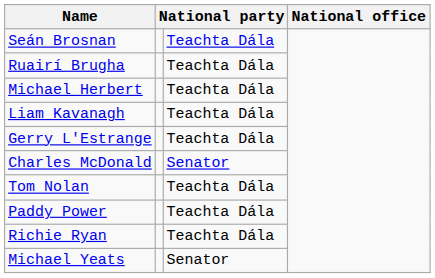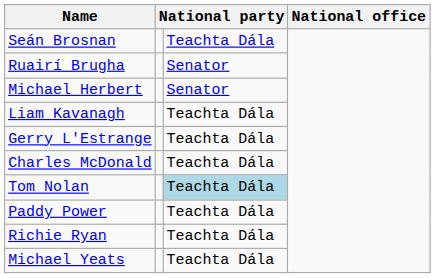(220, 65) Teachta Dála -> (198, 65) Senator
(220, 90) Teachta Dála -> (198, 90) Senator
(198, 163) Senator -> (220, 163) Teachta Dála
(220, 187) no background -> (220, 187) lightblue background
(198, 260) Senator -> (220, 260) Teachta Dála
